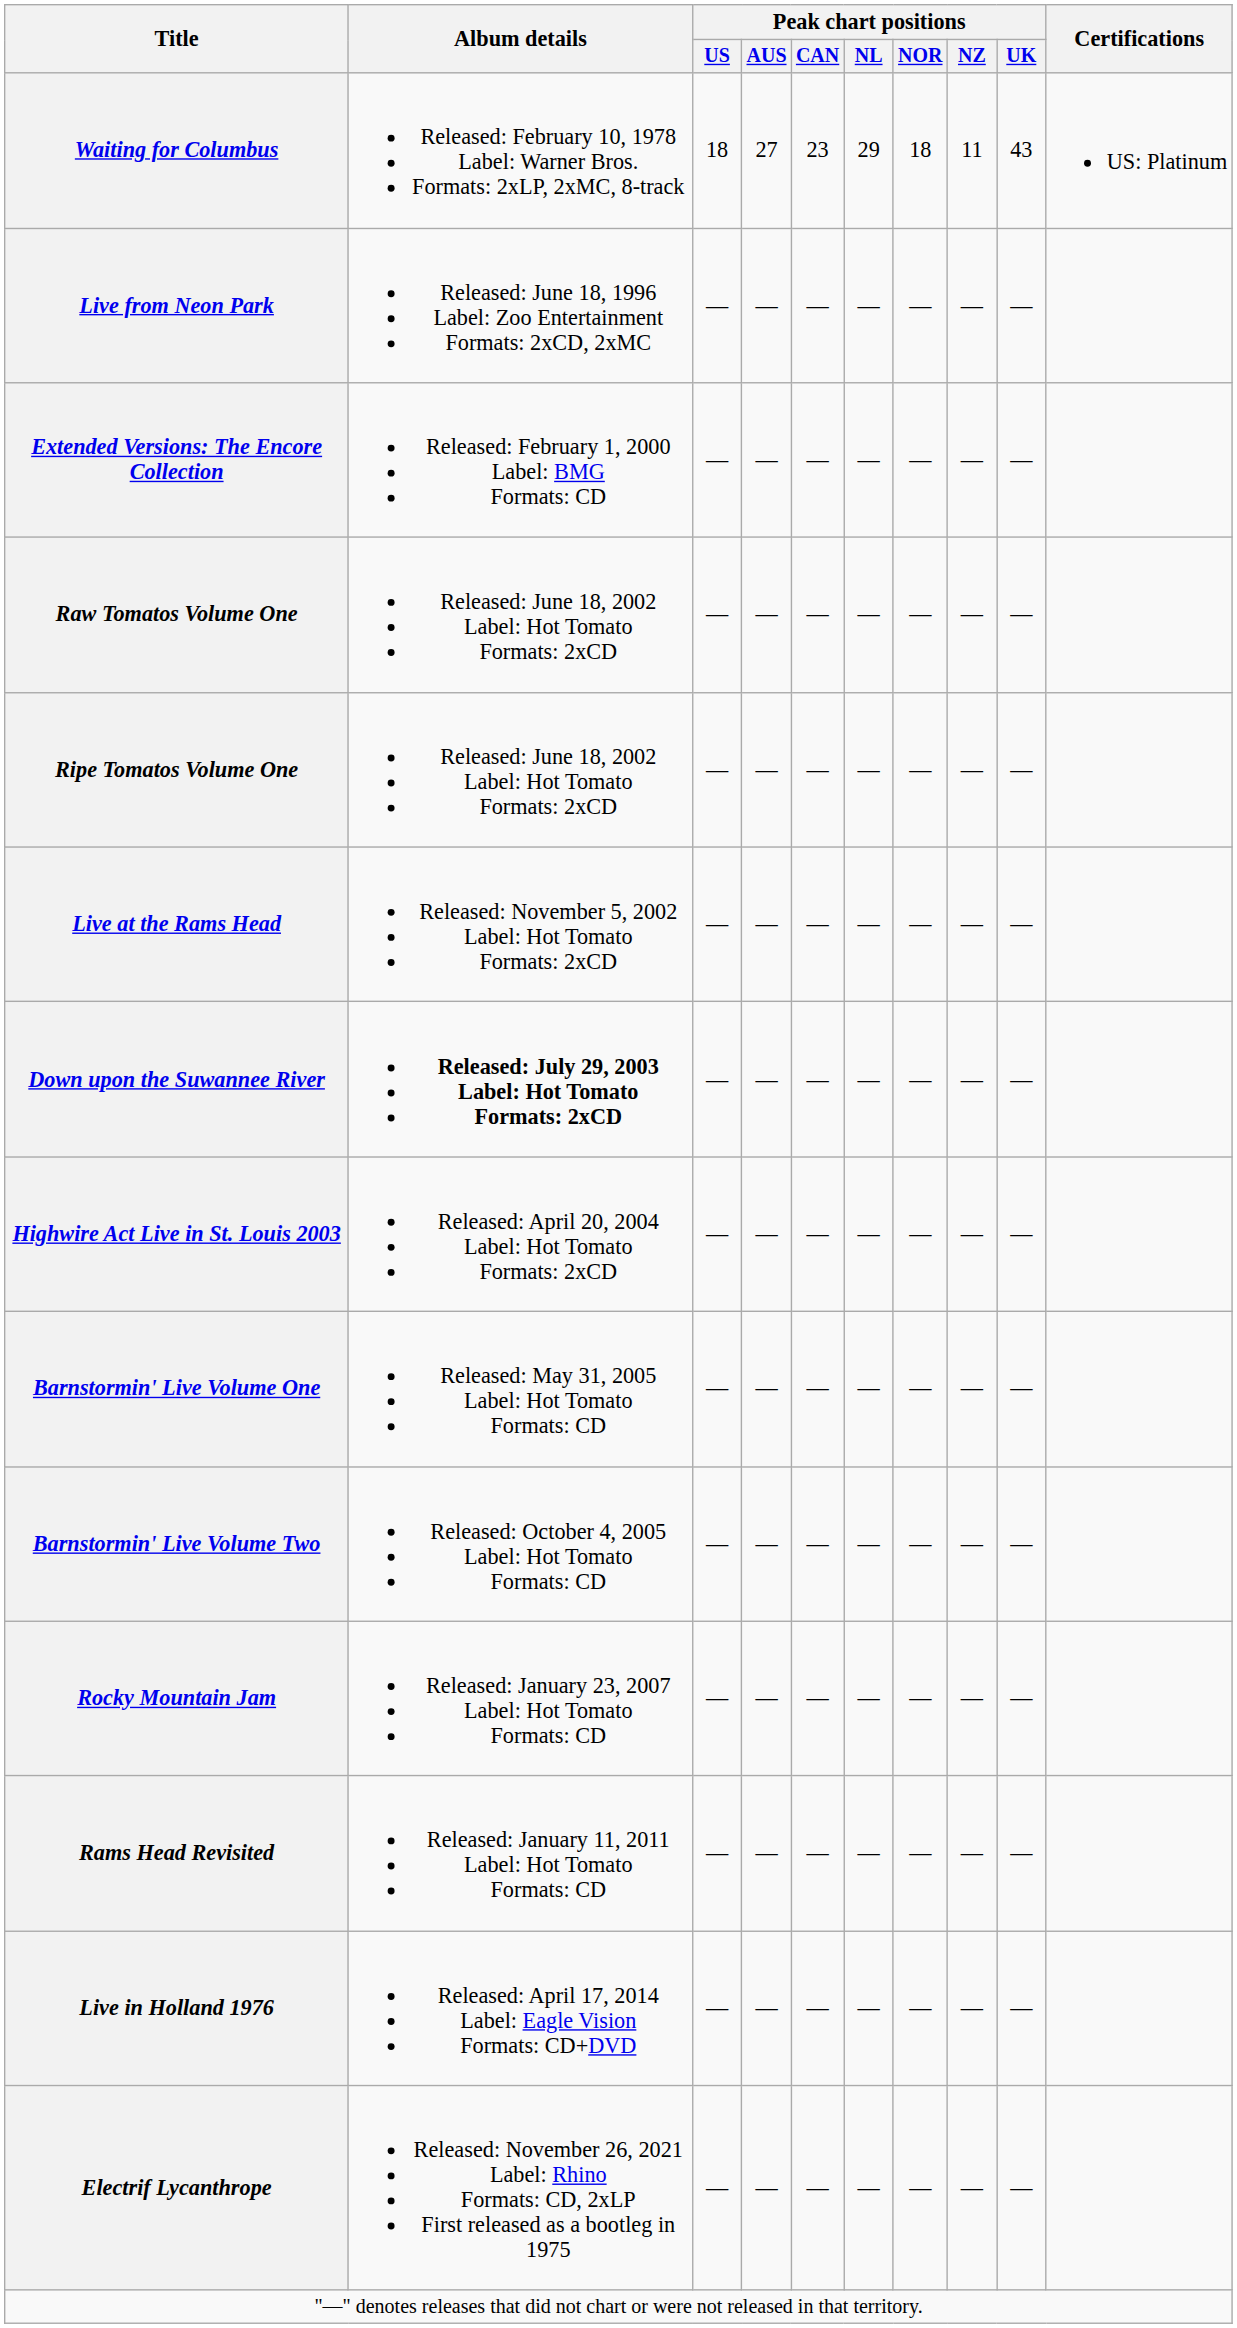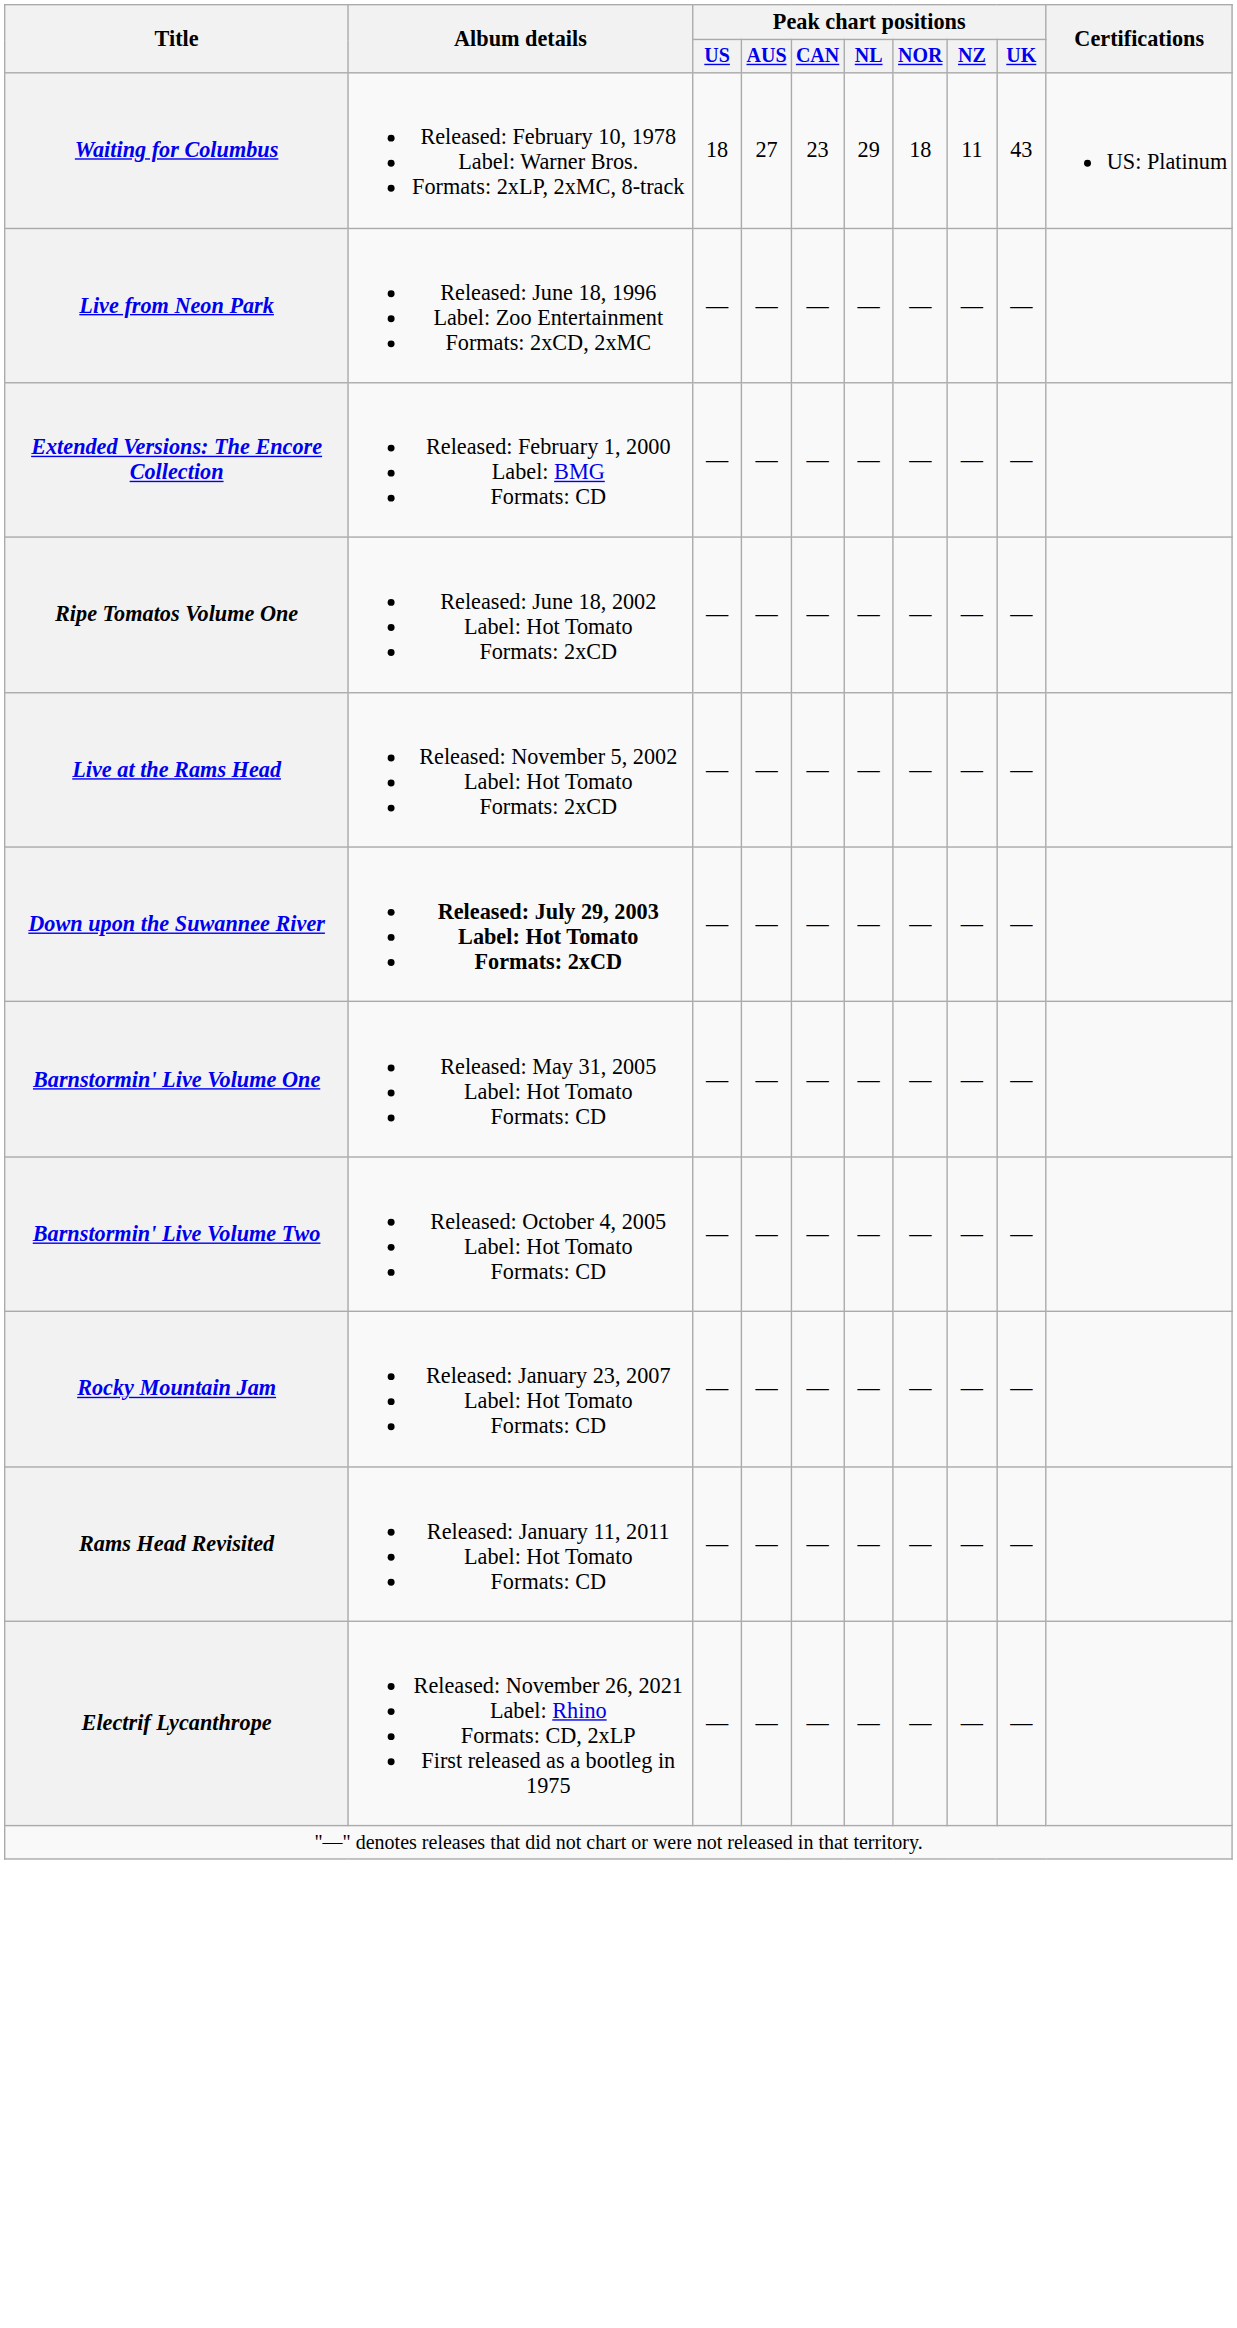- row: (177, 614)
- row: (177, 1233)
- row: (177, 2007)
